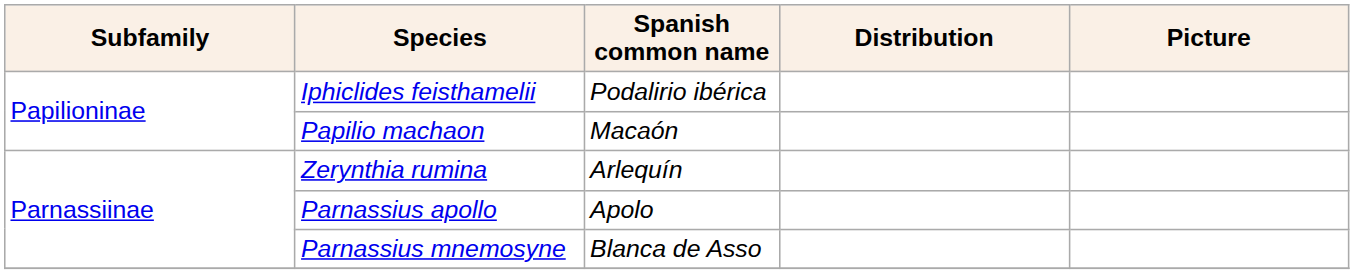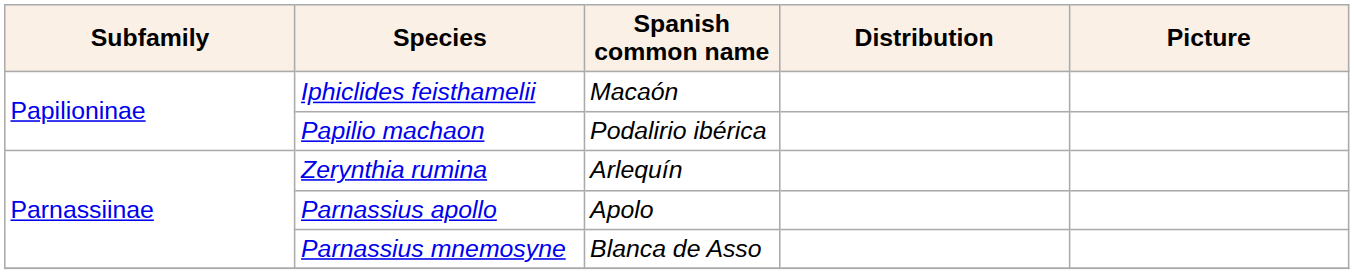(678, 91) Podalirio ibérica -> (634, 91) Macaón
(634, 130) Macaón -> (678, 130) Podalirio ibérica
